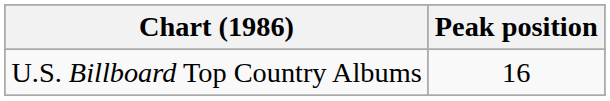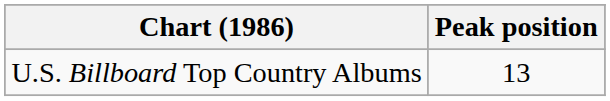(516, 71) 16 -> (516, 71) 13
